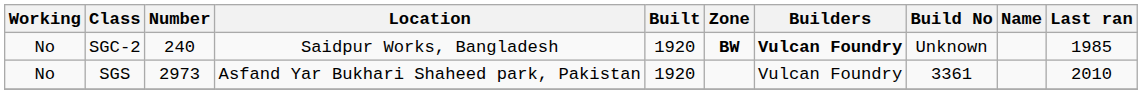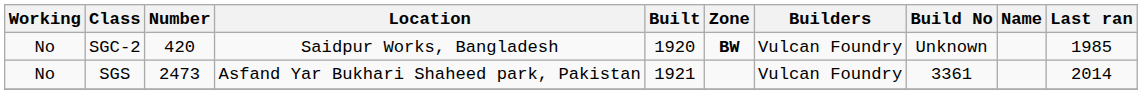(180, 47) 240 -> (180, 47) 420
(830, 47) bold -> (830, 47) normal
(180, 75) 2973 -> (180, 75) 2473
(675, 75) 1920 -> (675, 75) 1921
(1092, 75) 2010 -> (1092, 75) 2014
